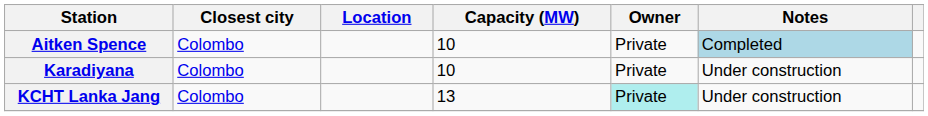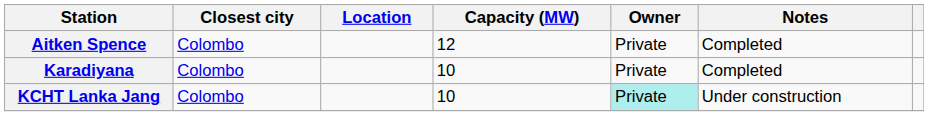(446, 44) 10 -> (446, 44) 12
(742, 44) lightblue background -> (742, 44) no background
(772, 70) Under construction -> (742, 70) Completed
(446, 96) 13 -> (446, 96) 10
